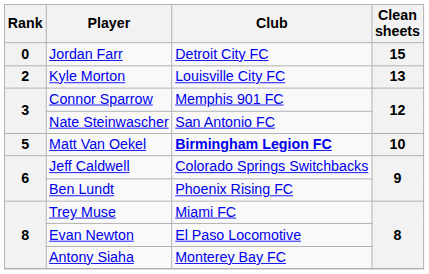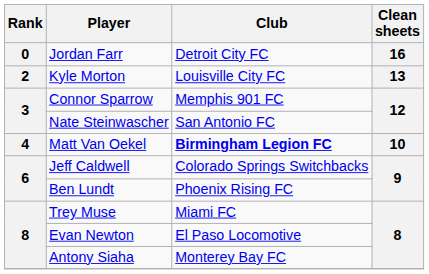(397, 54) 15 -> (397, 54) 16
(25, 144) 5 -> (25, 144) 4
